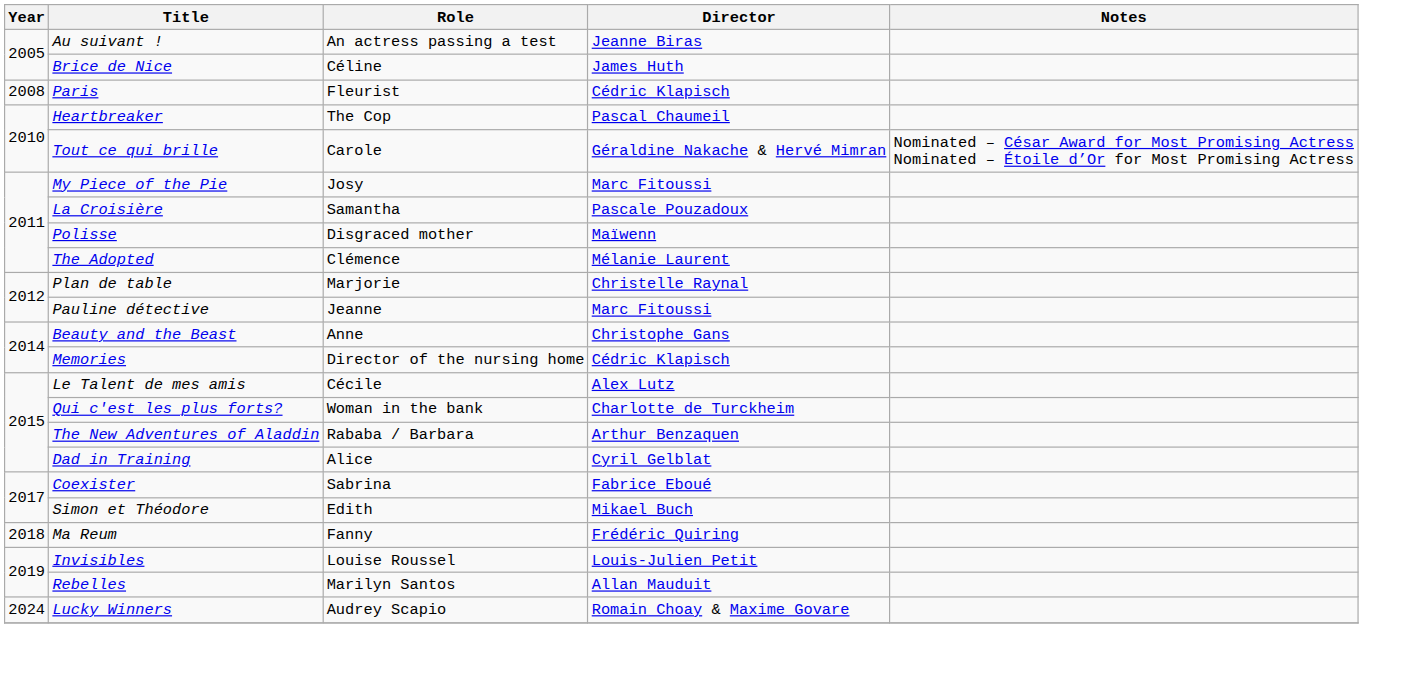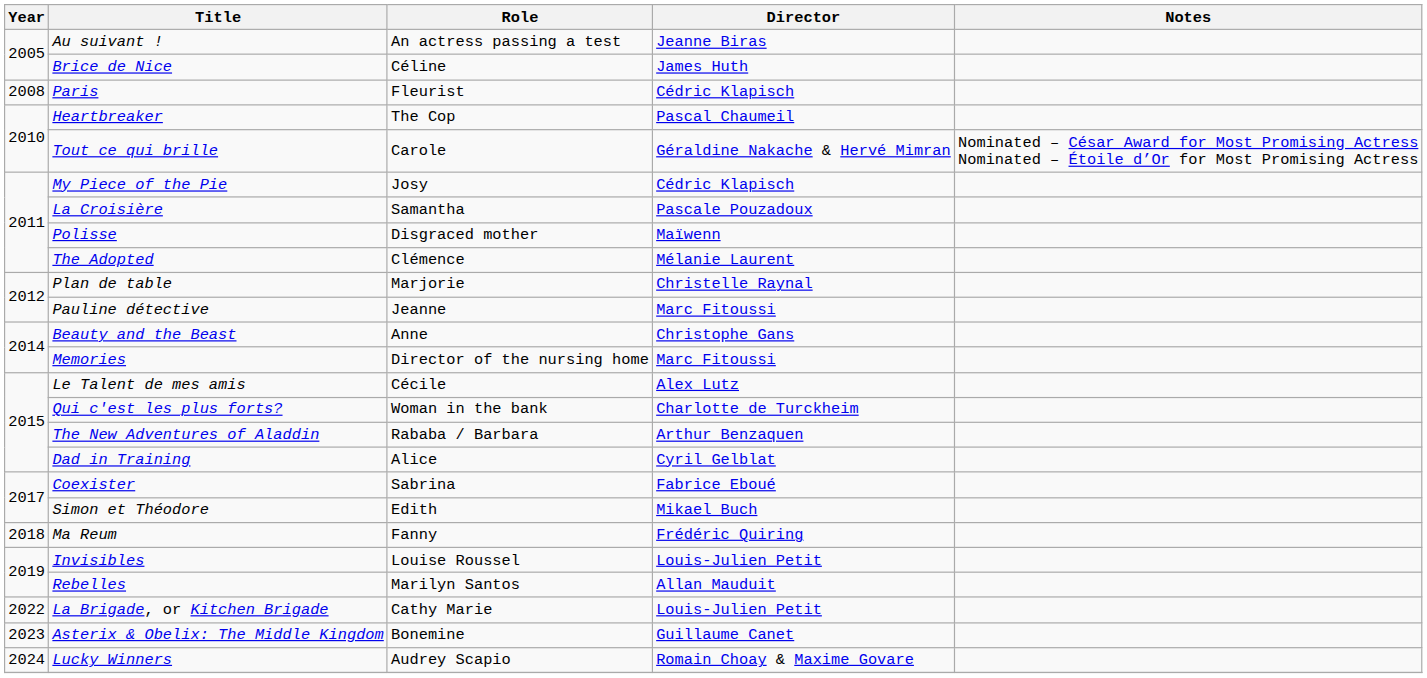(652, 185) Marc Fitoussi -> (725, 185) Cédric Klapisch
(661, 360) Cédric Klapisch -> (716, 360) Marc Fitoussi
+ row: (190, 610)
+ row: (218, 635)
